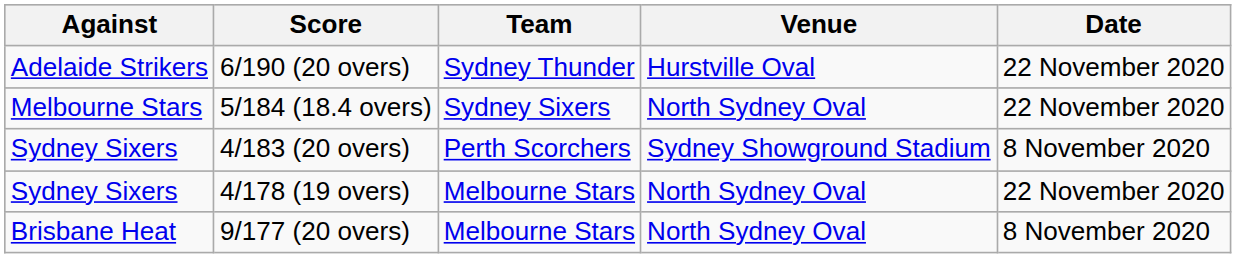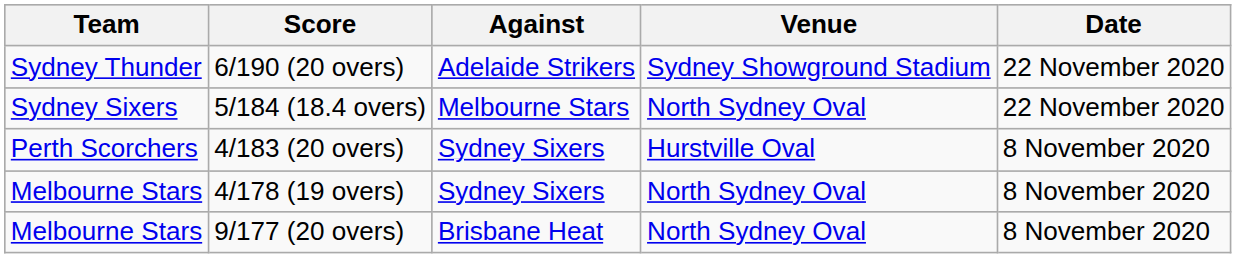columns swapped: (539, 25) <-> (109, 25)
(731, 66) Hurstville Oval -> (819, 66) Sydney Showground Stadium
(819, 149) Sydney Showground Stadium -> (731, 149) Hurstville Oval
(1114, 190) 22 November 2020 -> (1106, 190) 8 November 2020
